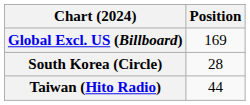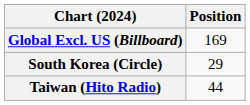(215, 64) 28 -> (215, 64) 29
